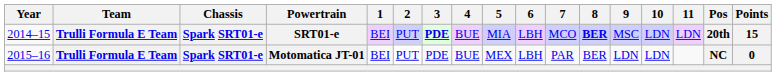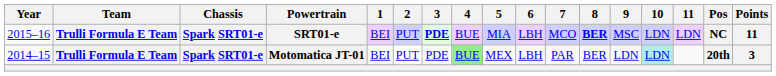(29, 34) 2014–15 -> (29, 34) 2015–16
(718, 34) 20th -> (718, 34) NC
(752, 34) 15 -> (752, 34) 11
(29, 54) 2015–16 -> (29, 54) 2014–15
(467, 54) no background -> (467, 54) lightgreen background
(657, 54) no background -> (657, 54) paleturquoise background
(718, 54) NC -> (718, 54) 20th
(752, 54) 0 -> (752, 54) 3
